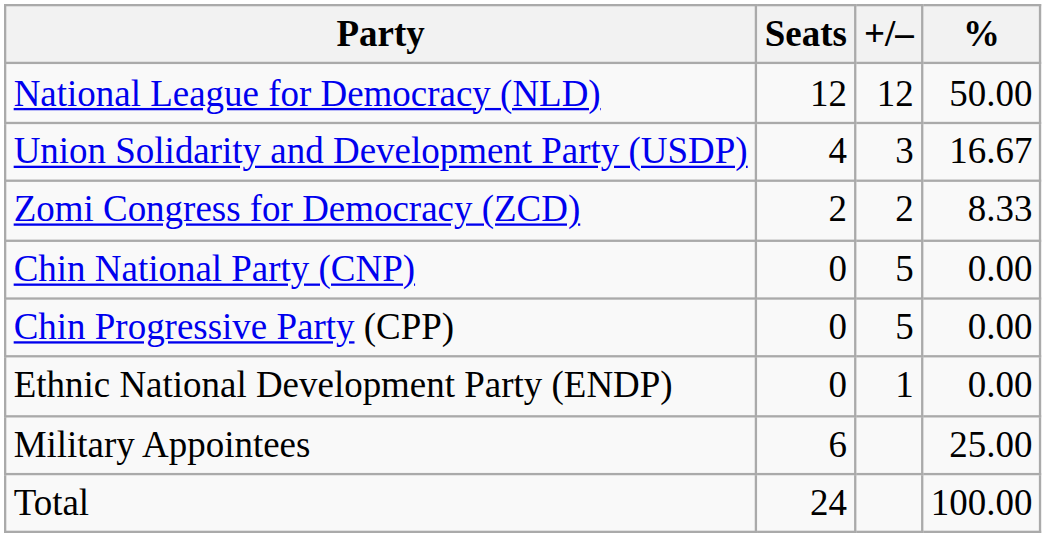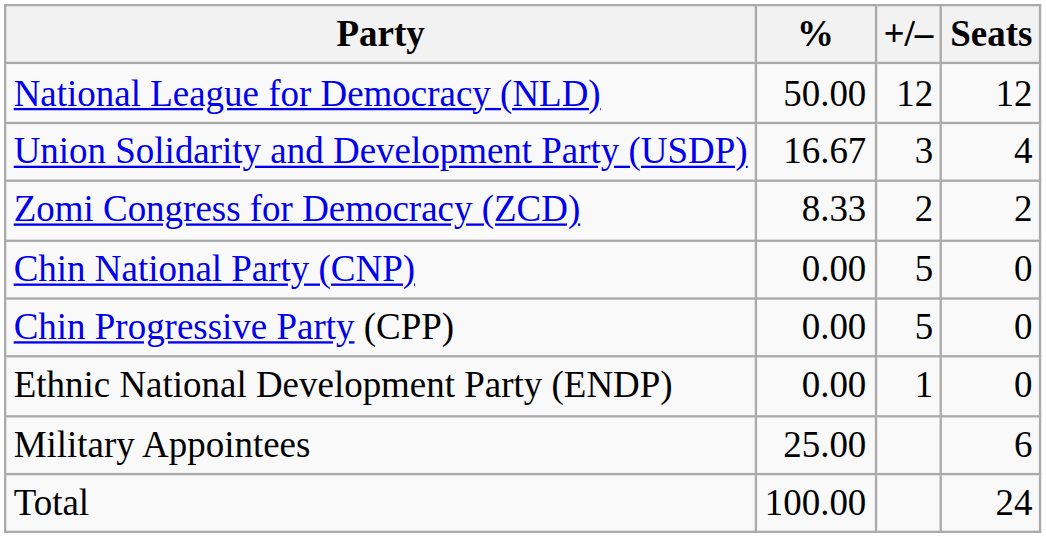columns swapped: (806, 33) <-> (982, 33)
